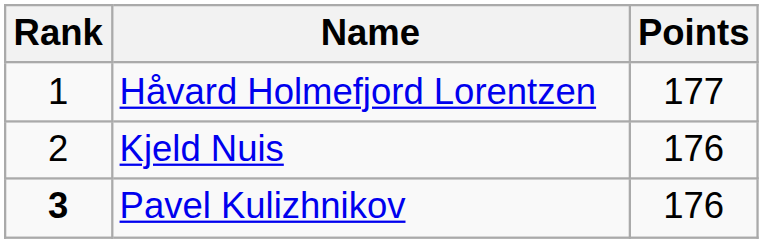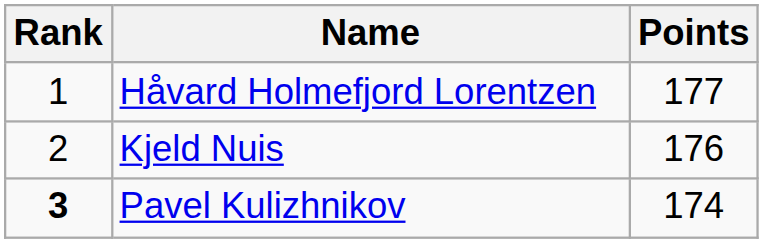(694, 206) 176 -> (694, 206) 174
